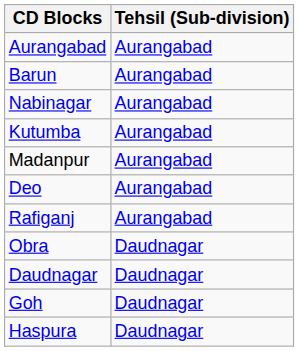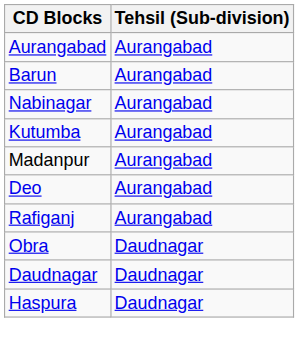- row: (26, 302)
